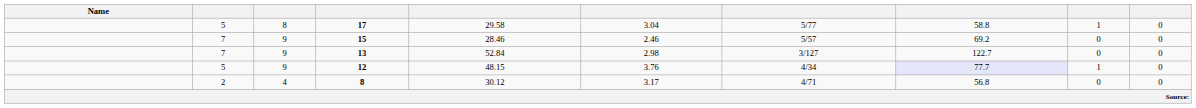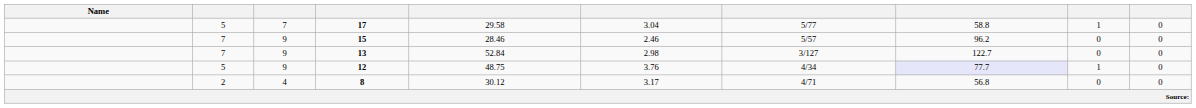(285, 25) 8 -> (285, 25) 7
(982, 39) 69.2 -> (982, 39) 96.2
(495, 67) 48.15 -> (495, 67) 48.75
